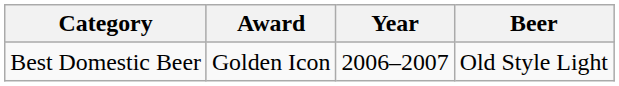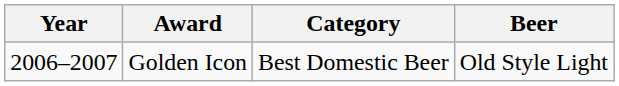columns swapped: (395, 23) <-> (106, 23)
